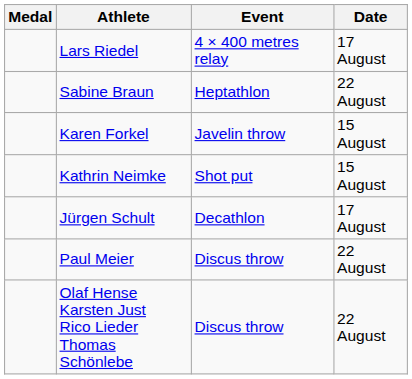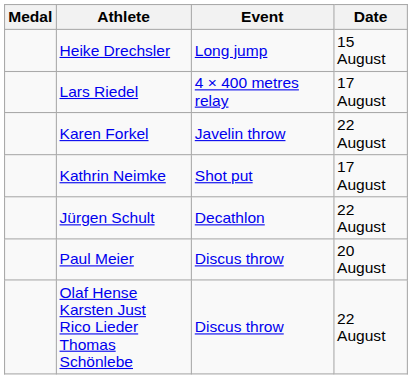+ row: (115, 50)
- row: (107, 92)
(361, 134) 15 August -> (361, 134) 22 August
(361, 176) 15 August -> (361, 176) 17 August
(361, 218) 17 August -> (361, 218) 22 August
(361, 260) 22 August -> (361, 260) 20 August
